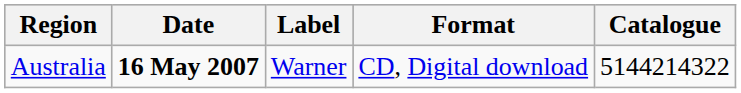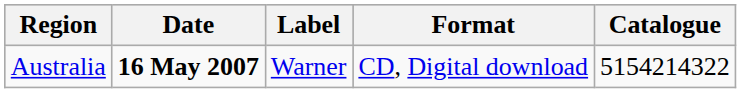(665, 66) 5144214322 -> (665, 66) 5154214322
